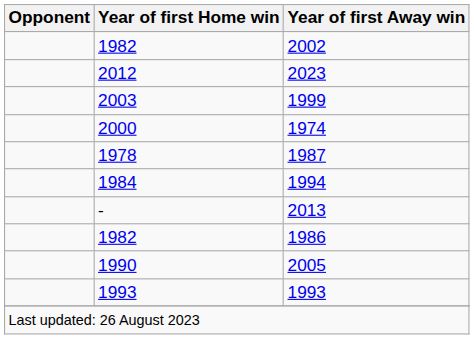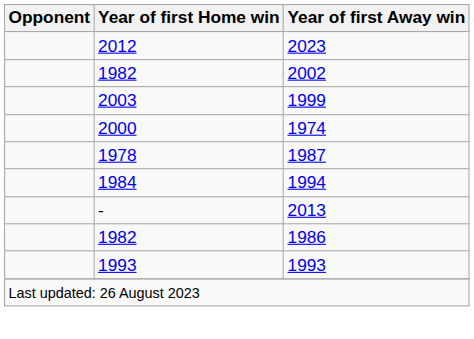rows swapped: (307, 73) <-> (307, 45)
- row: (307, 264)
